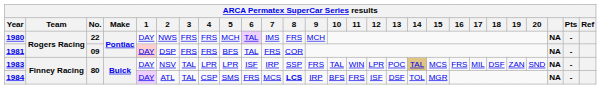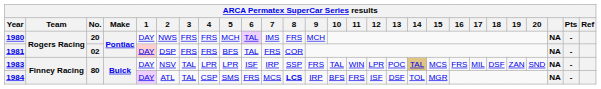(95, 37) 22 -> (95, 37) 20
(95, 51) 09 -> (95, 51) 02
